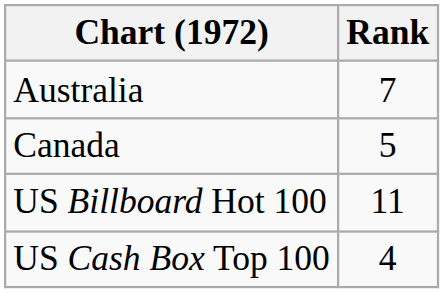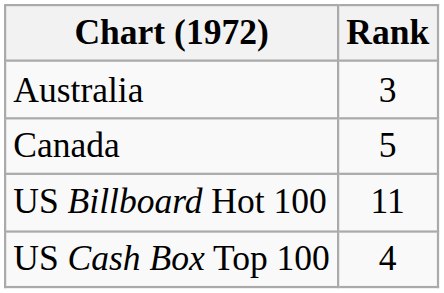(388, 88) 7 -> (388, 88) 3
